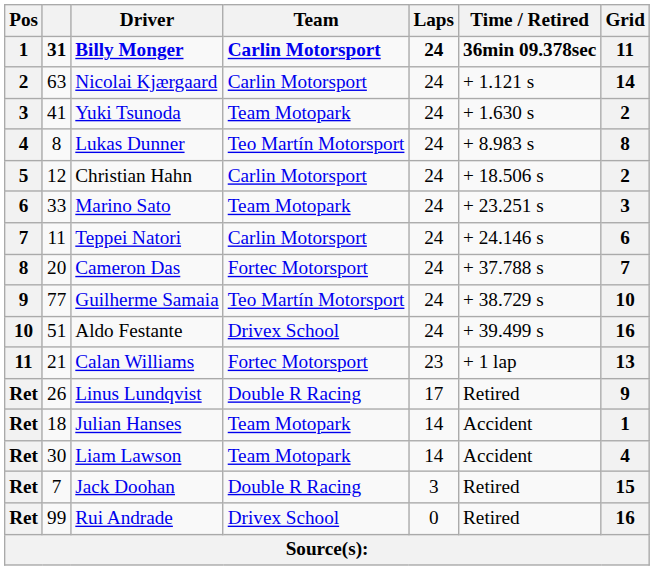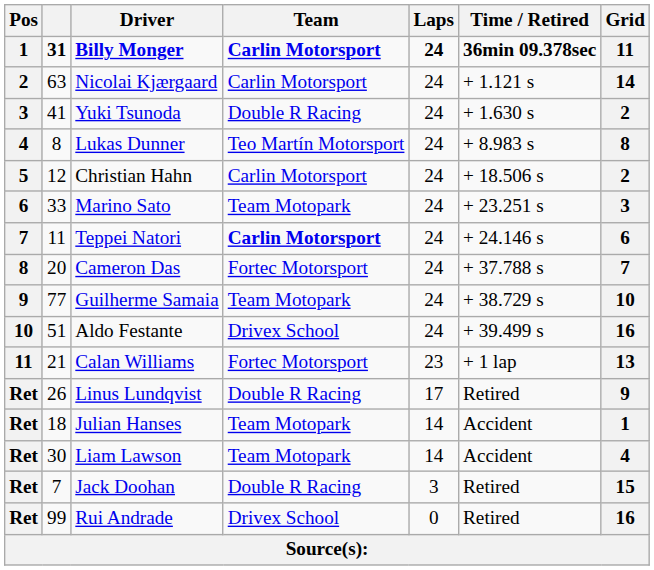(289, 113) Team Motopark -> (294, 113) Double R Racing
(297, 237) normal -> (304, 237) bold
(316, 300) Teo Martín Motorsport -> (289, 300) Team Motopark
